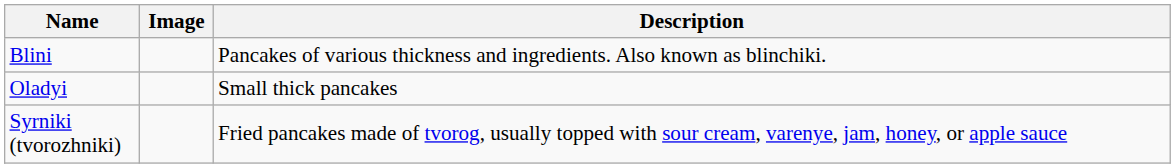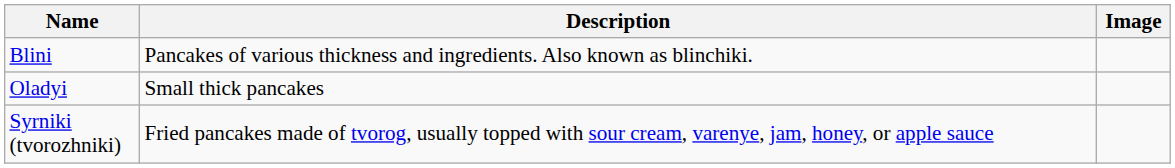columns swapped: (176, 21) <-> (692, 21)
